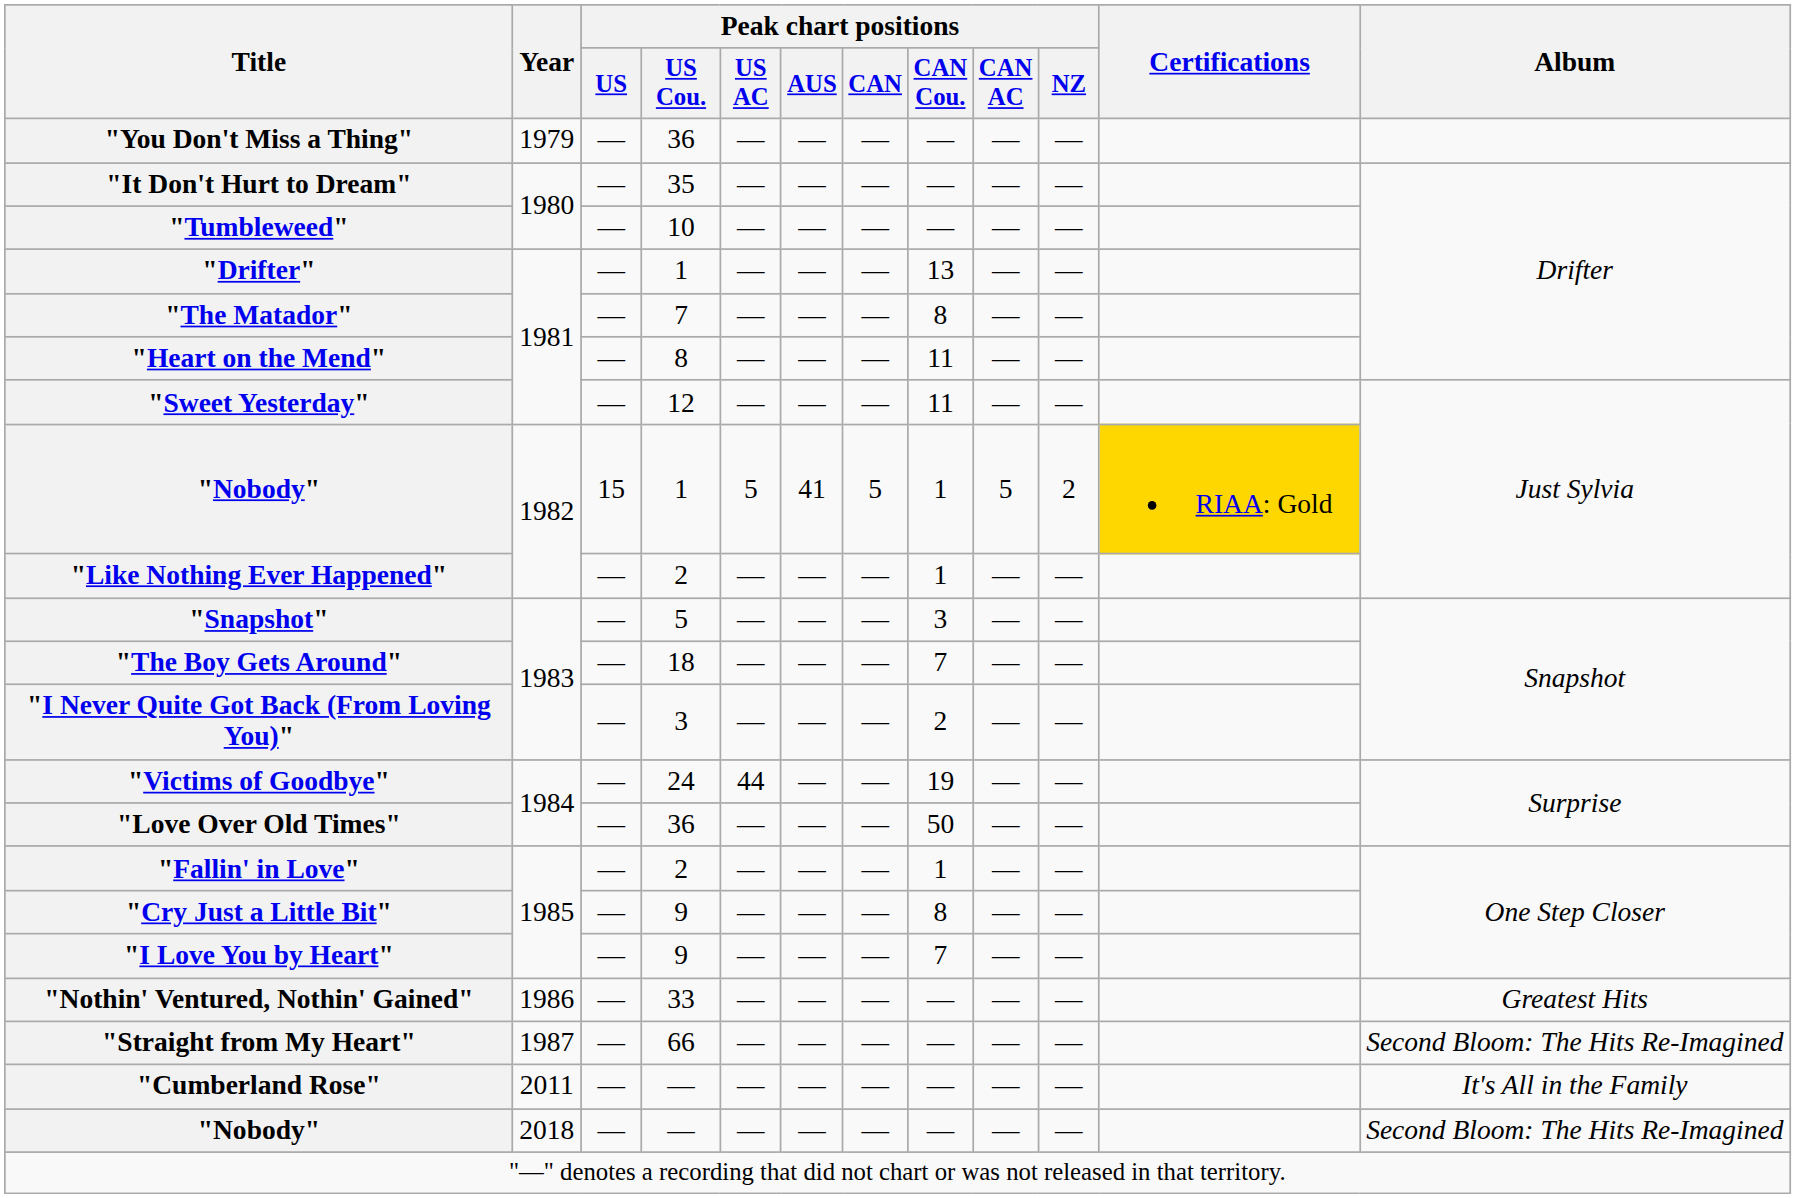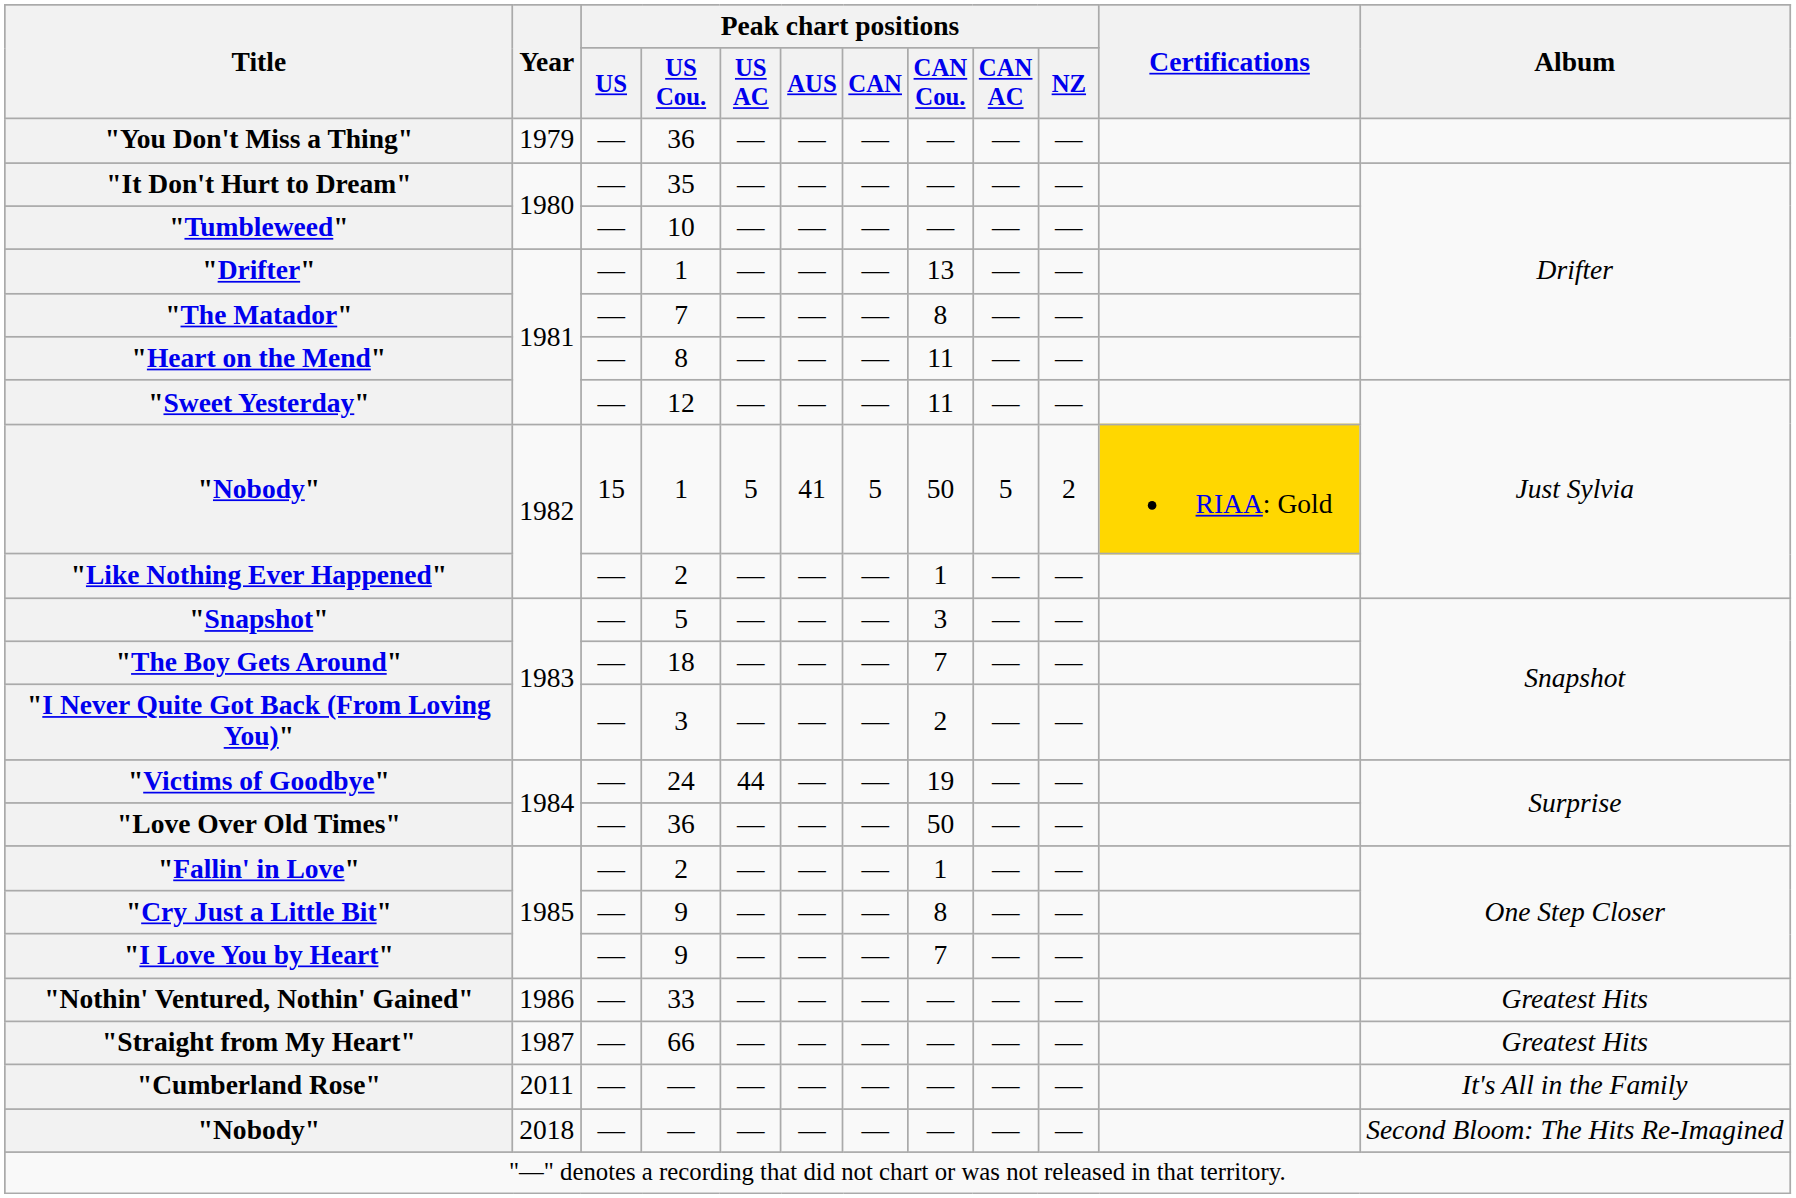(940, 488) 1 -> (940, 488) 50
(1575, 1042) Second Bloom: The Hits Re-Imagined -> (1575, 1042) Greatest Hits
